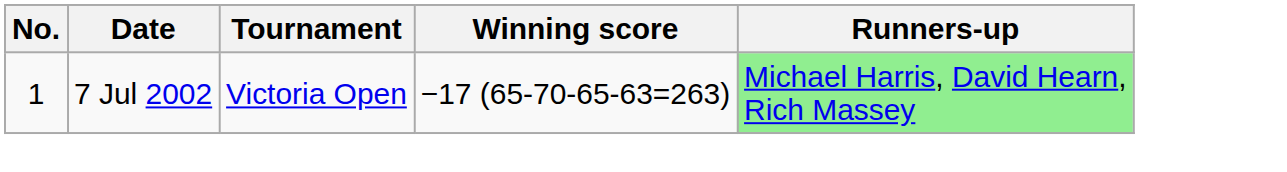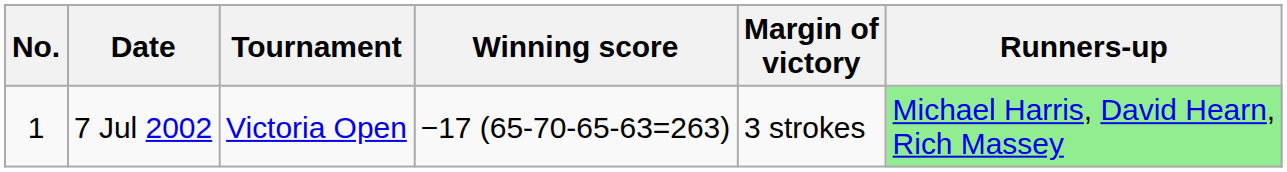+ column: (811, 46)
